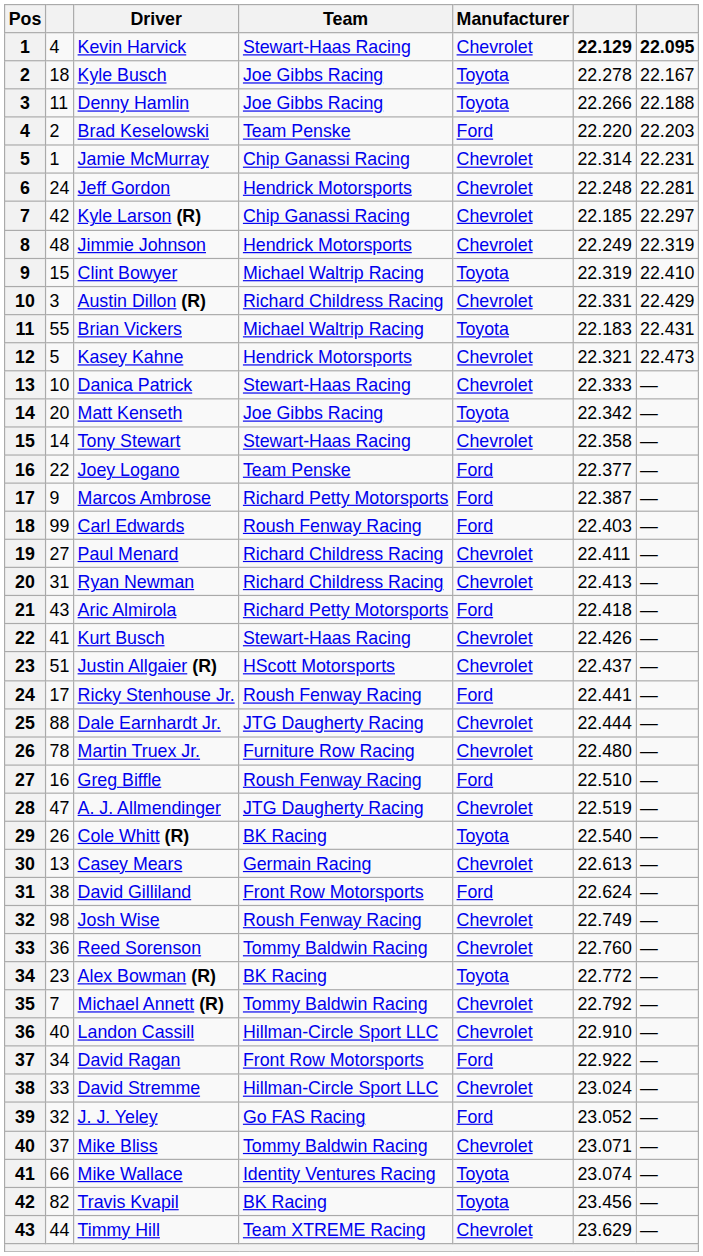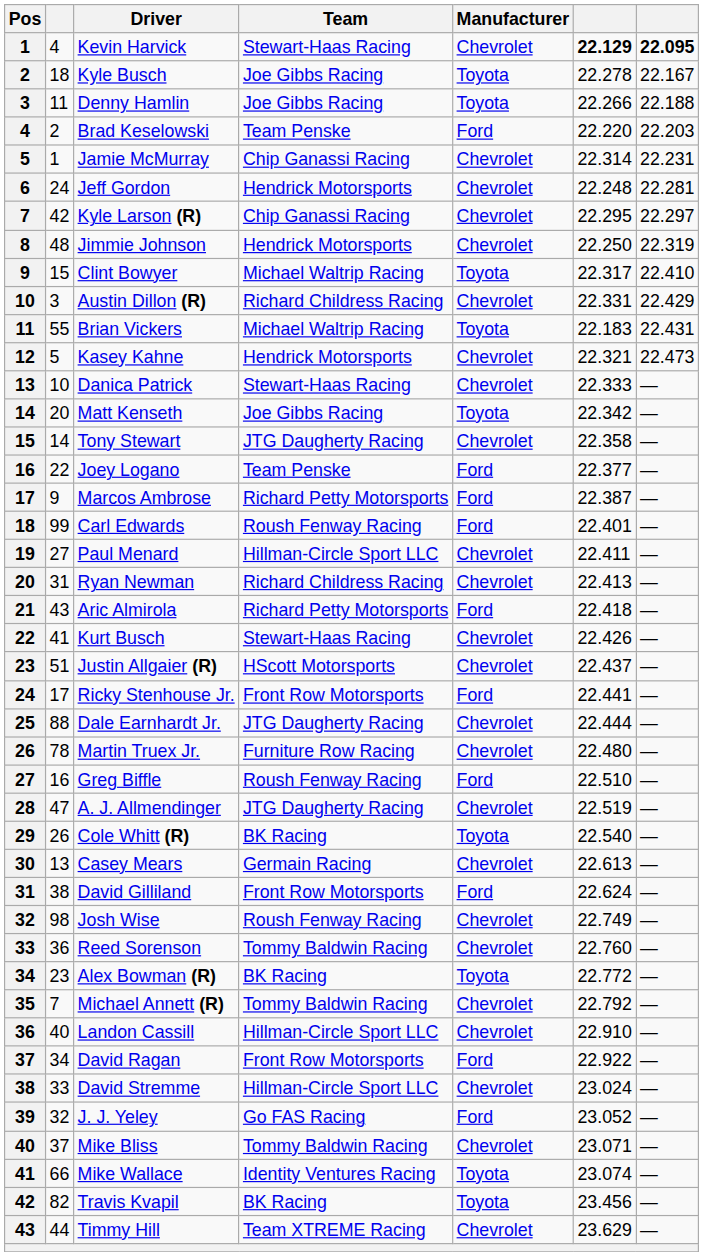(605, 216) 22.185 -> (605, 216) 22.295
(605, 244) 22.249 -> (605, 244) 22.250
(605, 272) 22.319 -> (605, 272) 22.317
(327, 441) Stewart-Haas Racing -> (333, 441) JTG Daugherty Racing
(605, 526) 22.403 -> (605, 526) 22.401
(343, 554) Richard Childress Racing -> (341, 554) Hillman-Circle Sport LLC
(332, 695) Roush Fenway Racing -> (333, 695) Front Row Motorsports
